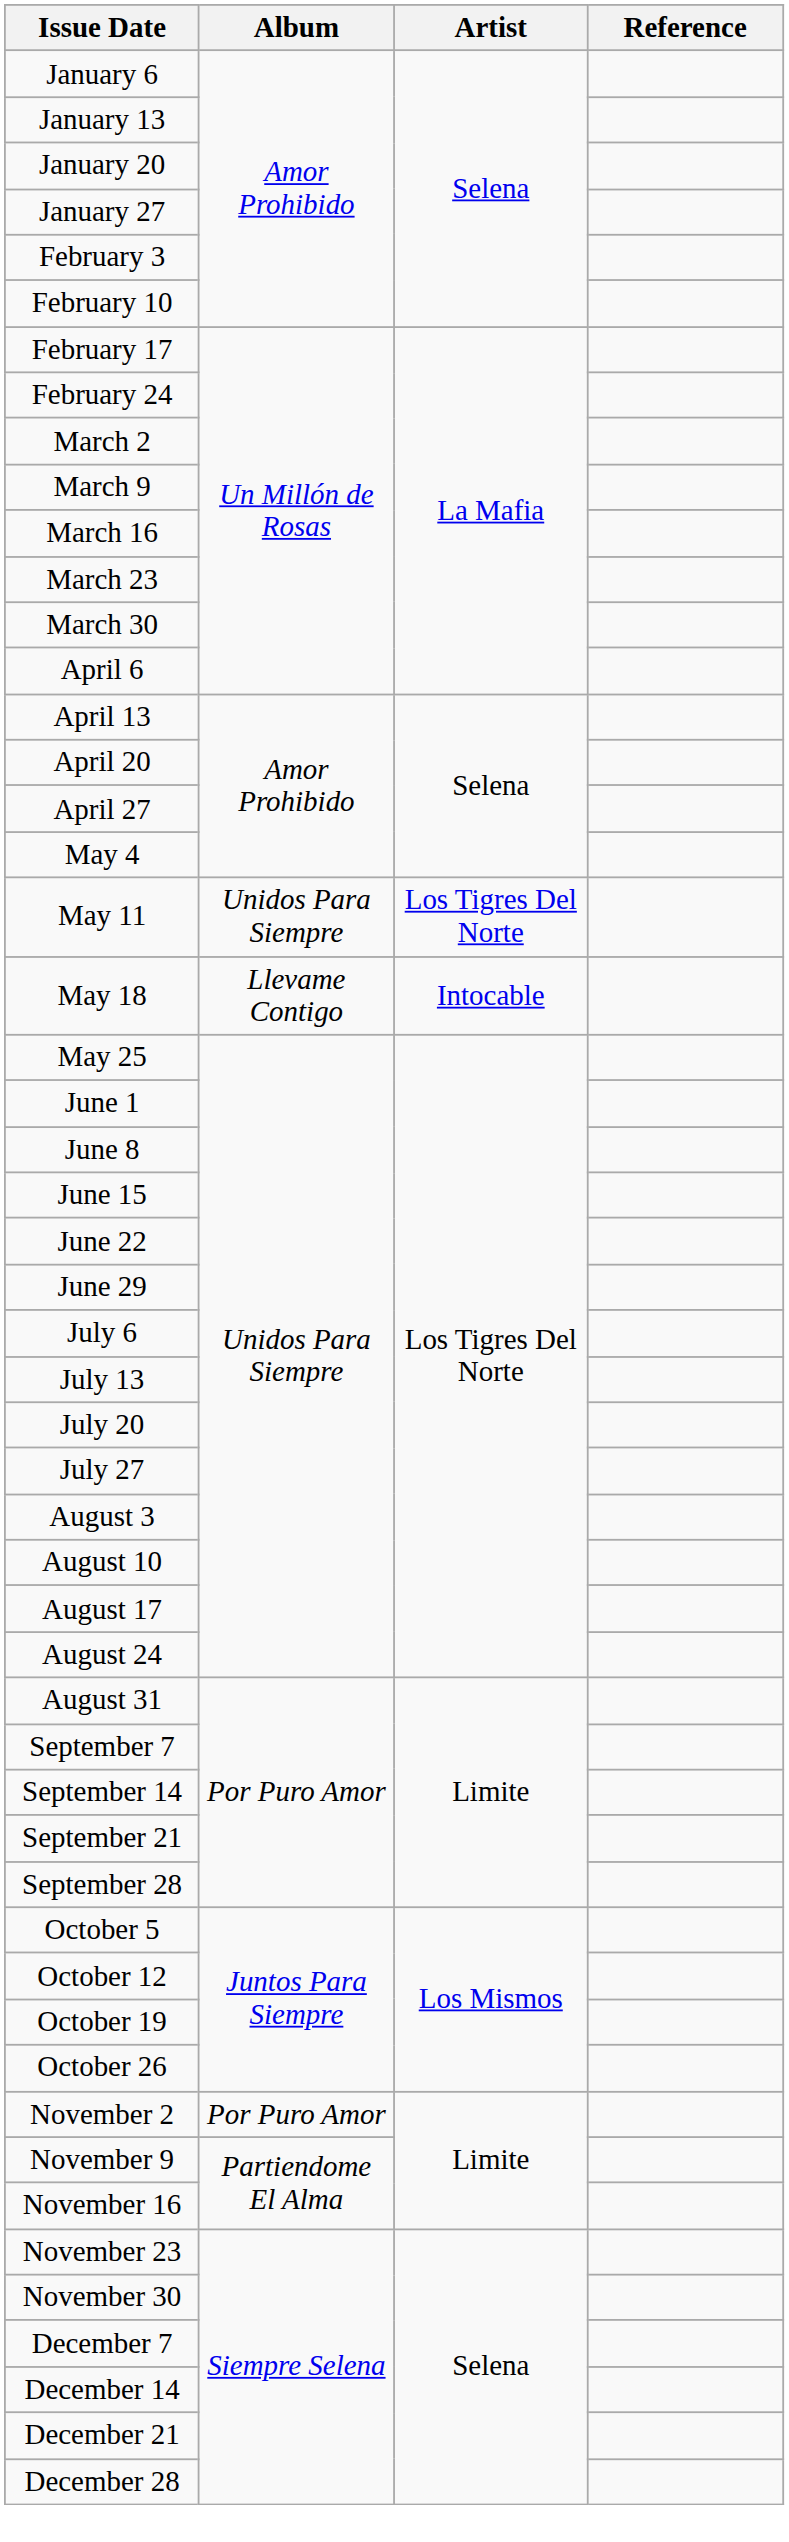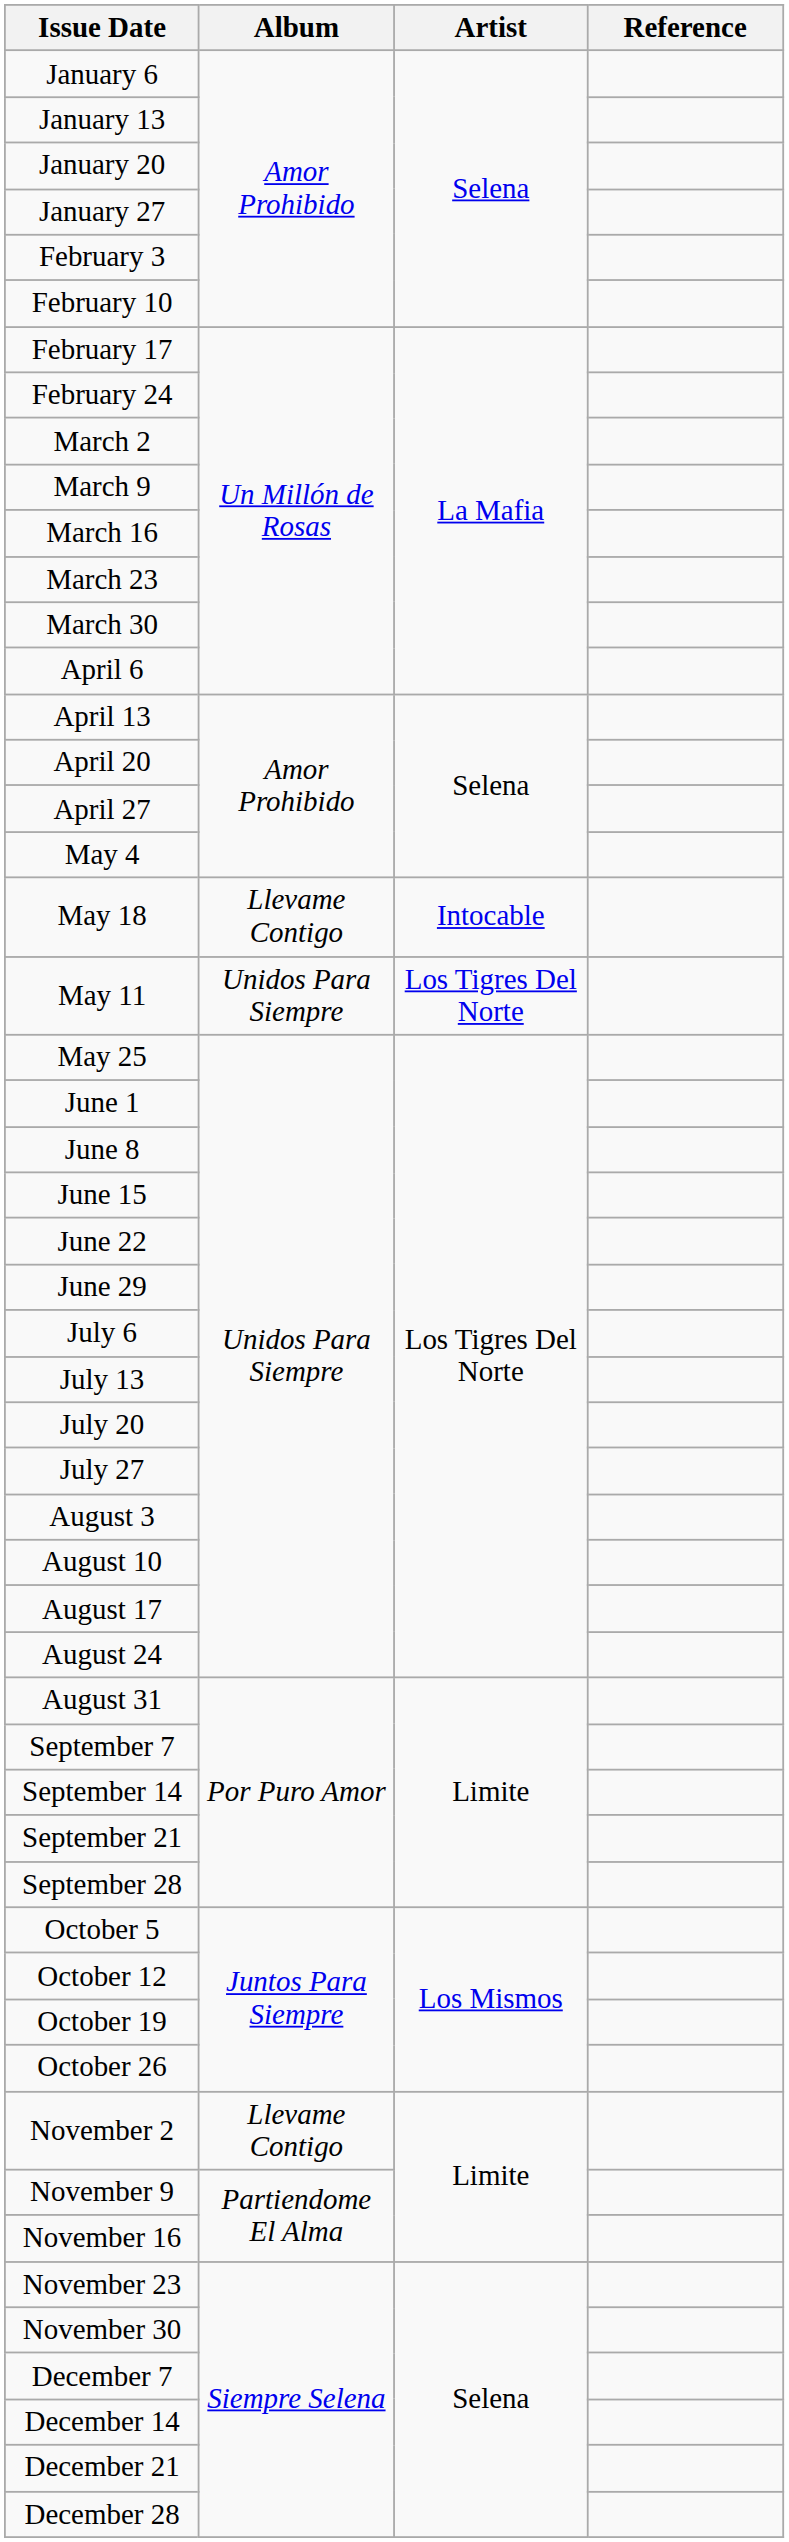rows swapped: (102, 916) <-> (102, 994)
(296, 2113) Por Puro Amor -> (296, 2129) Llevame Contigo
